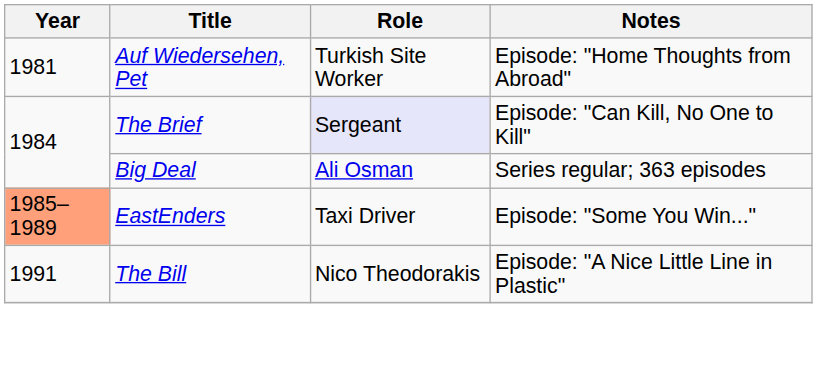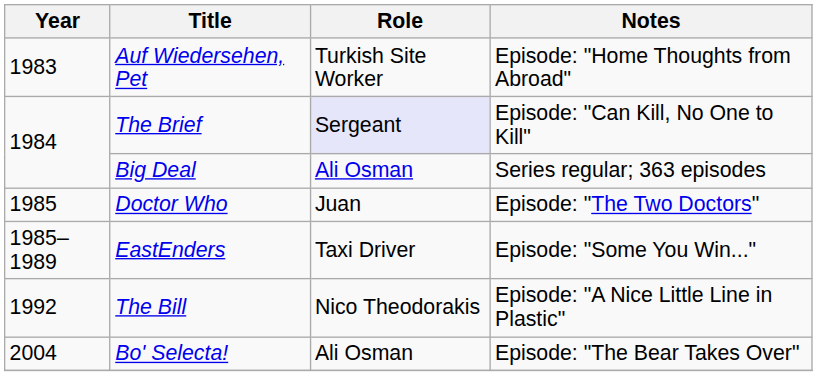(33, 67) 1981 -> (33, 67) 1983
+ row: (171, 204)
(39, 216) lightsalmon background -> (39, 249) no background
(33, 273) 1991 -> (33, 307) 1992
+ row: (172, 353)
